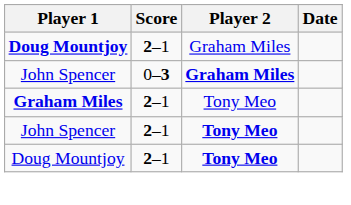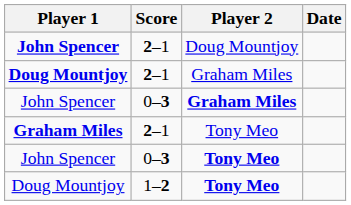+ row: (68, 46)
(156, 130) 2–1 -> (156, 158) 0–3
(156, 158) 2–1 -> (156, 185) 1–2
